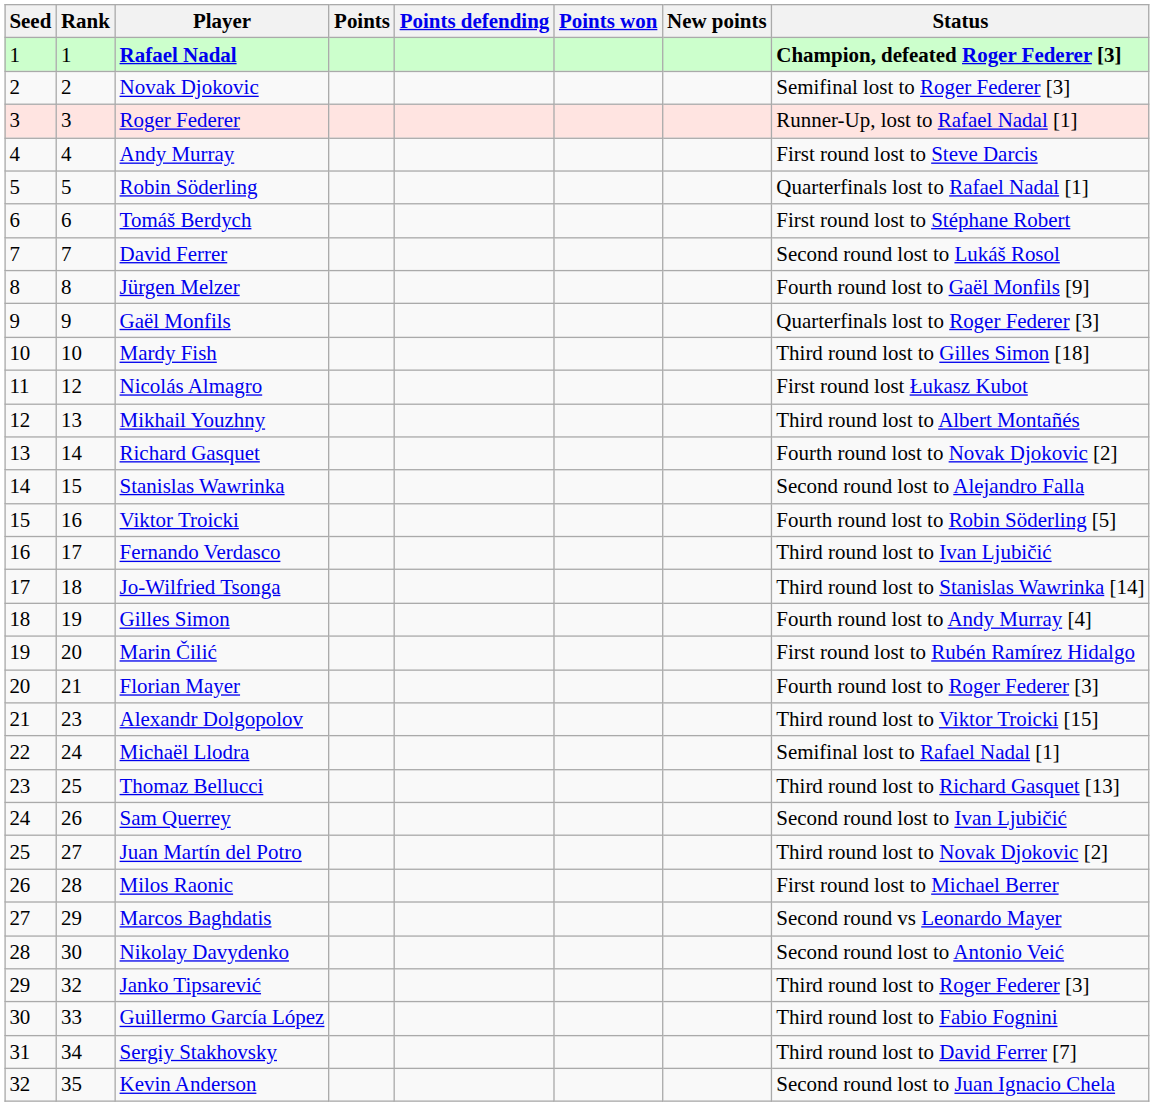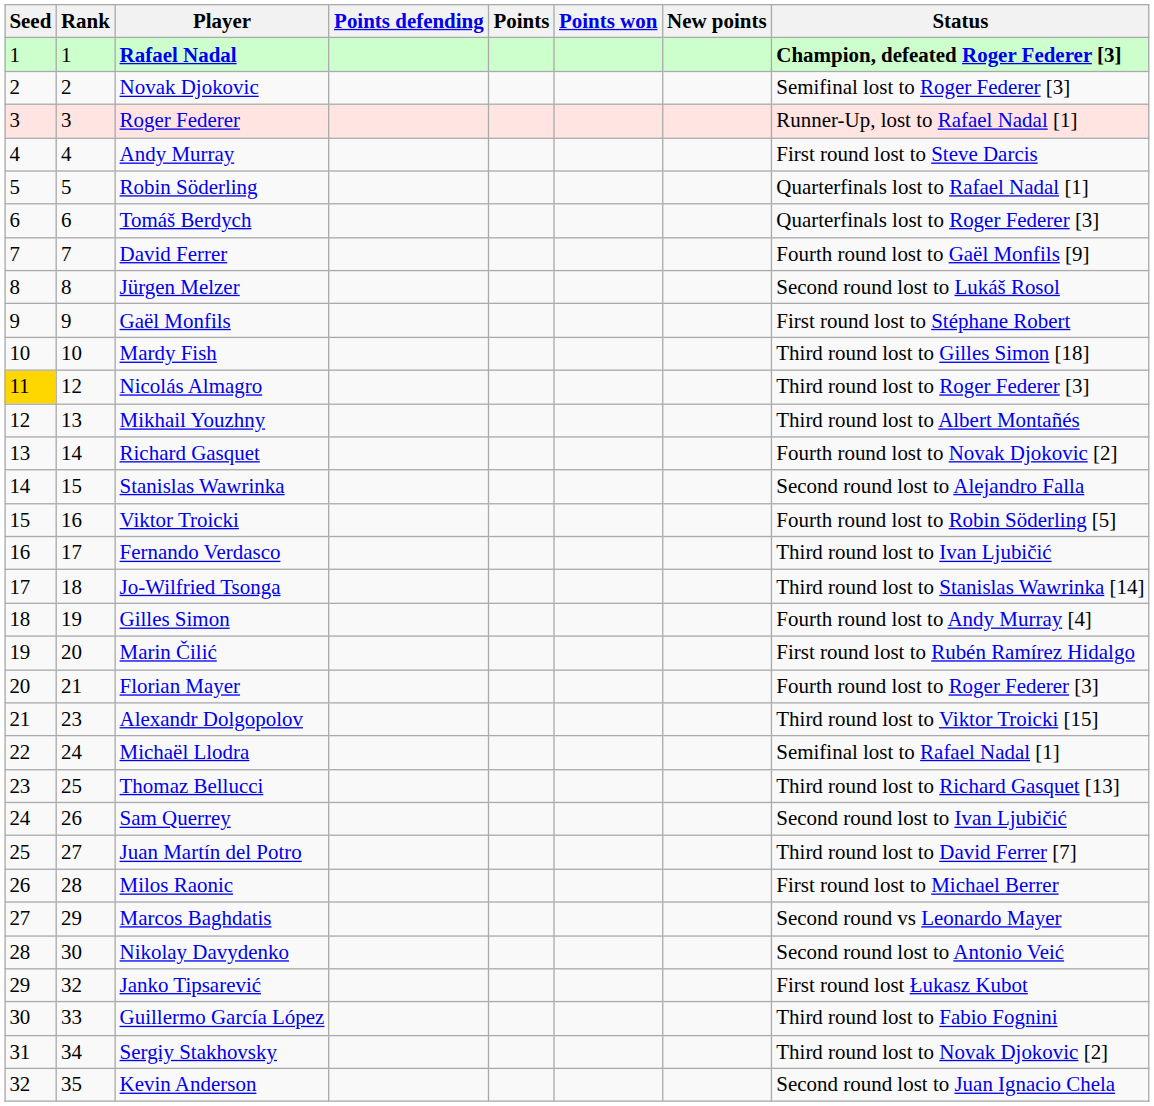columns swapped: (362, 21) <-> (474, 21)
(923, 220) First round lost to Stéphane Robert -> (938, 220) Quarterfinals lost to Roger Federer [3]
(918, 253) Second round lost to Lukáš Rosol -> (933, 253) Fourth round lost to Gaël Monfils [9]
(933, 287) Fourth round lost to Gaël Monfils [9] -> (918, 287) Second round lost to Lukáš Rosol
(938, 320) Quarterfinals lost to Roger Federer [3] -> (923, 320) First round lost to Stéphane Robert
(19, 386) no background -> (19, 386) gold background
(902, 386) First round lost Łukasz Kubot -> (933, 386) Third round lost to Roger Federer [3]
(942, 852) Third round lost to Novak Djokovic [2] -> (926, 852) Third round lost to David Ferrer [7]
(933, 985) Third round lost to Roger Federer [3] -> (902, 985) First round lost Łukasz Kubot
(926, 1051) Third round lost to David Ferrer [7] -> (942, 1051) Third round lost to Novak Djokovic [2]
